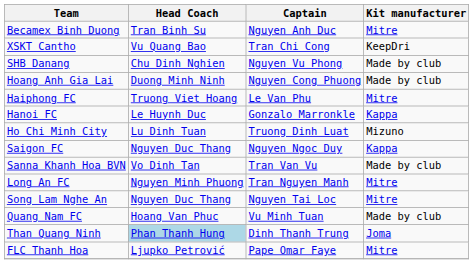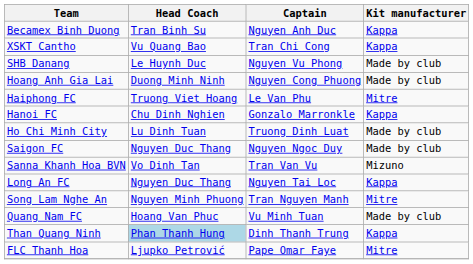(382, 30) Mitre -> (382, 30) Kappa
(388, 47) KeepDri -> (382, 47) Kappa
(178, 64) Chu Dinh Nghien -> (168, 64) Le Huynh Duc
(168, 115) Le Huynh Duc -> (178, 115) Chu Dinh Nghien
(385, 132) Mizuno -> (404, 132) Made by club
(382, 148) Kappa -> (404, 148) Made by club
(404, 165) Made by club -> (385, 165) Mizuno
(187, 182) Nguyen Minh Phuong -> (181, 182) Nguyen Duc Thang
(299, 182) Tran Nguyen Manh -> (292, 182) Nguyen Tai Loc
(382, 182) Mitre -> (382, 182) Kappa
(181, 199) Nguyen Duc Thang -> (187, 199) Nguyen Minh Phuong
(292, 199) Nguyen Tai Loc -> (299, 199) Tran Nguyen Manh
(379, 233) Joma -> (382, 233) Kappa
